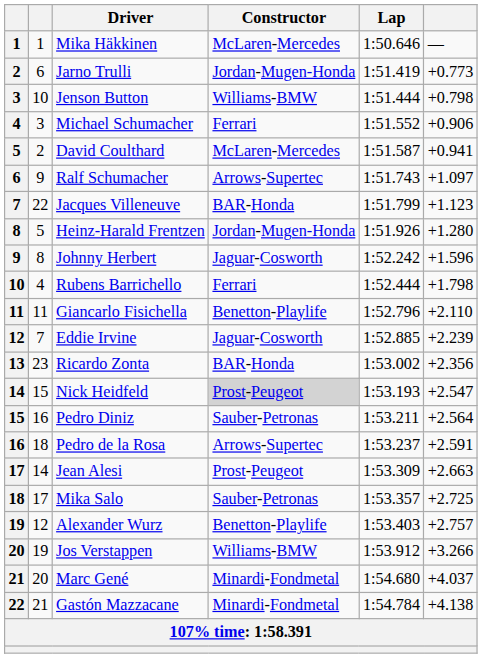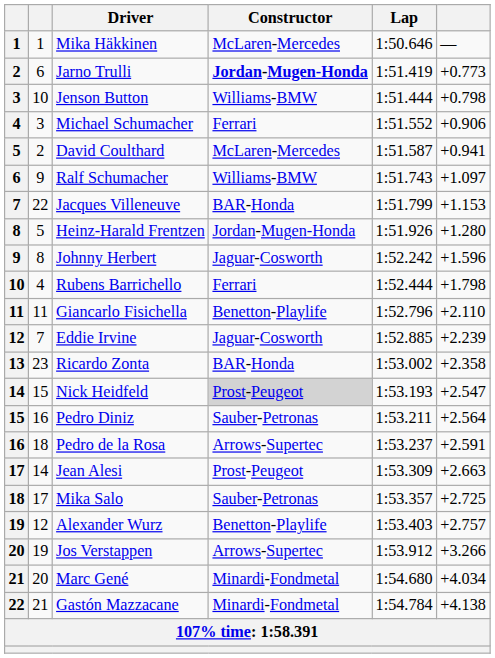(284, 70) normal -> (290, 70) bold
(268, 177) Arrows-Supertec -> (265, 177) Williams-BMW
(450, 204) +1.123 -> (463, 204) +1.153
(450, 364) +2.356 -> (463, 364) +2.358
(265, 551) Williams-BMW -> (268, 551) Arrows-Supertec
(450, 578) +4.037 -> (463, 578) +4.034
